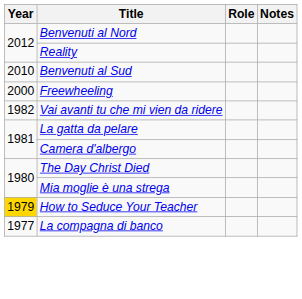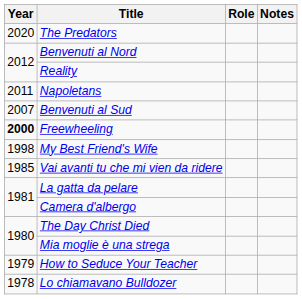+ row: (78, 33)
+ row: (71, 91)
(21, 71) 2010 -> (21, 110) 2007
(21, 91) normal -> (21, 129) bold
+ row: (99, 149)
(21, 110) 1982 -> (21, 168) 1985
(21, 206) gold background -> (21, 264) no background
+ row: (108, 284)
- row: (101, 226)
